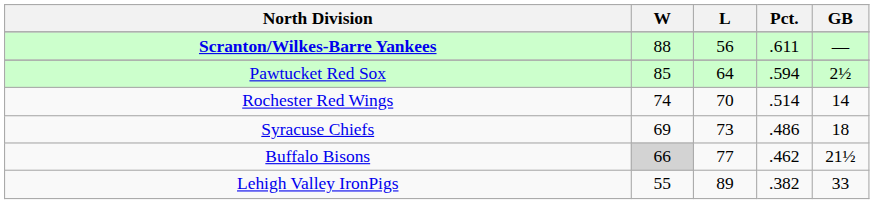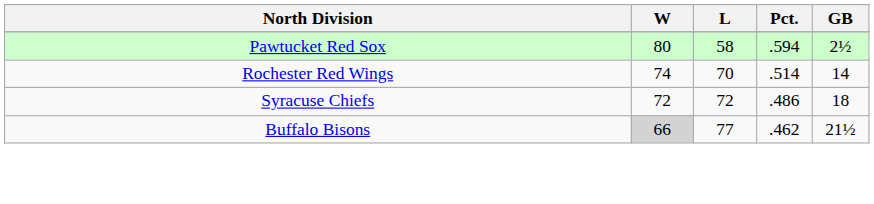- row: (318, 45)
(662, 73) 85 -> (662, 45) 80
(725, 73) 64 -> (725, 45) 58
(662, 128) 69 -> (662, 101) 72
(725, 128) 73 -> (725, 101) 72
- row: (318, 184)
